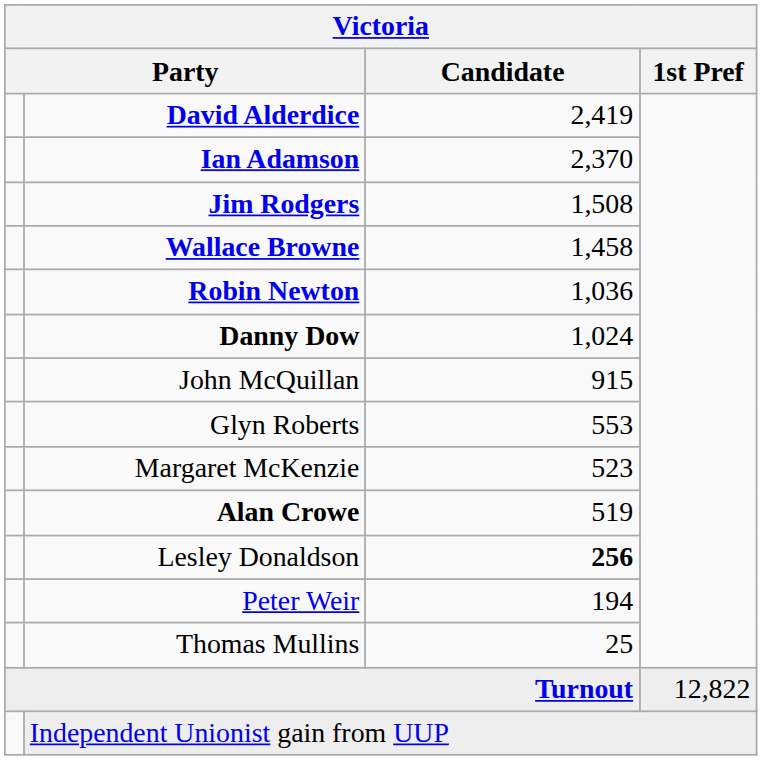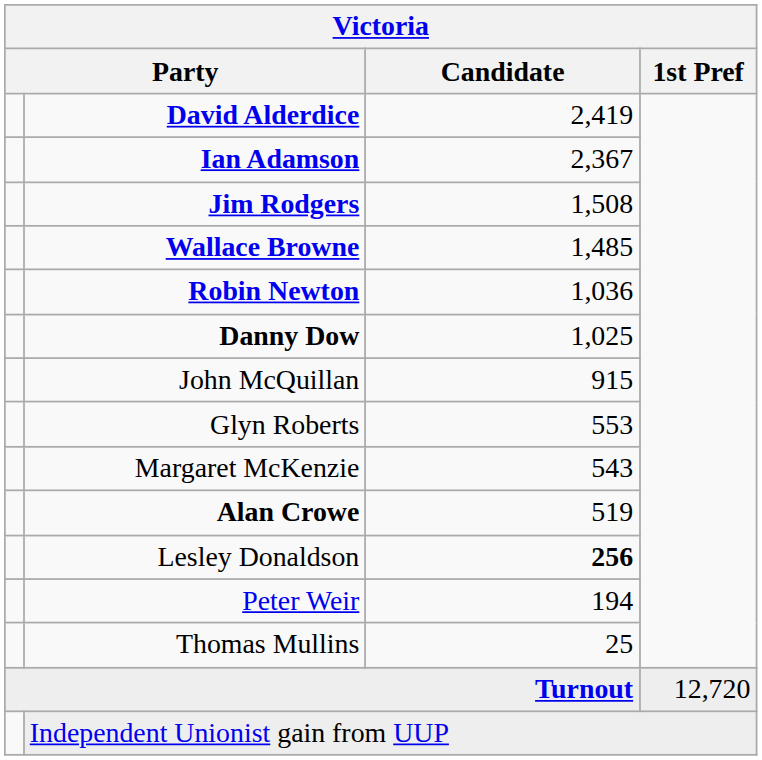(602, 159) 2,370 -> (602, 159) 2,367
(602, 247) 1,458 -> (602, 247) 1,485
(602, 335) 1,024 -> (602, 335) 1,025
(612, 468) 523 -> (612, 468) 543
(712, 688) 12,822 -> (712, 688) 12,720
